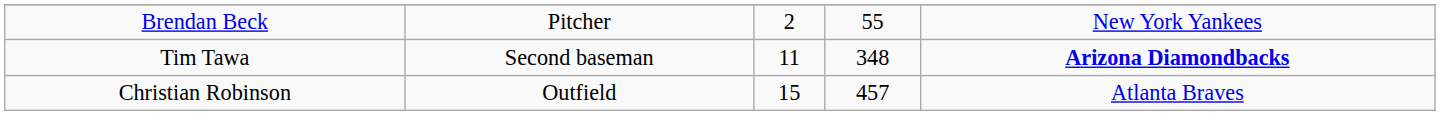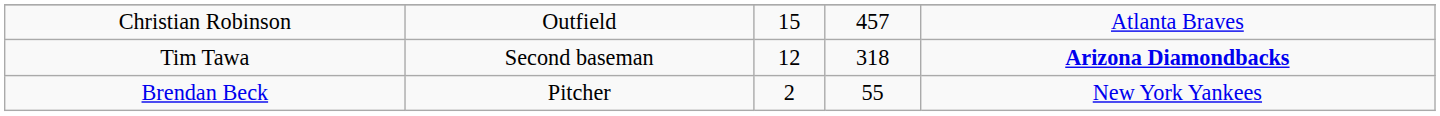rows swapped: (205, 22) <-> (205, 92)
(789, 57) 11 -> (789, 57) 12
(873, 57) 348 -> (873, 57) 318
